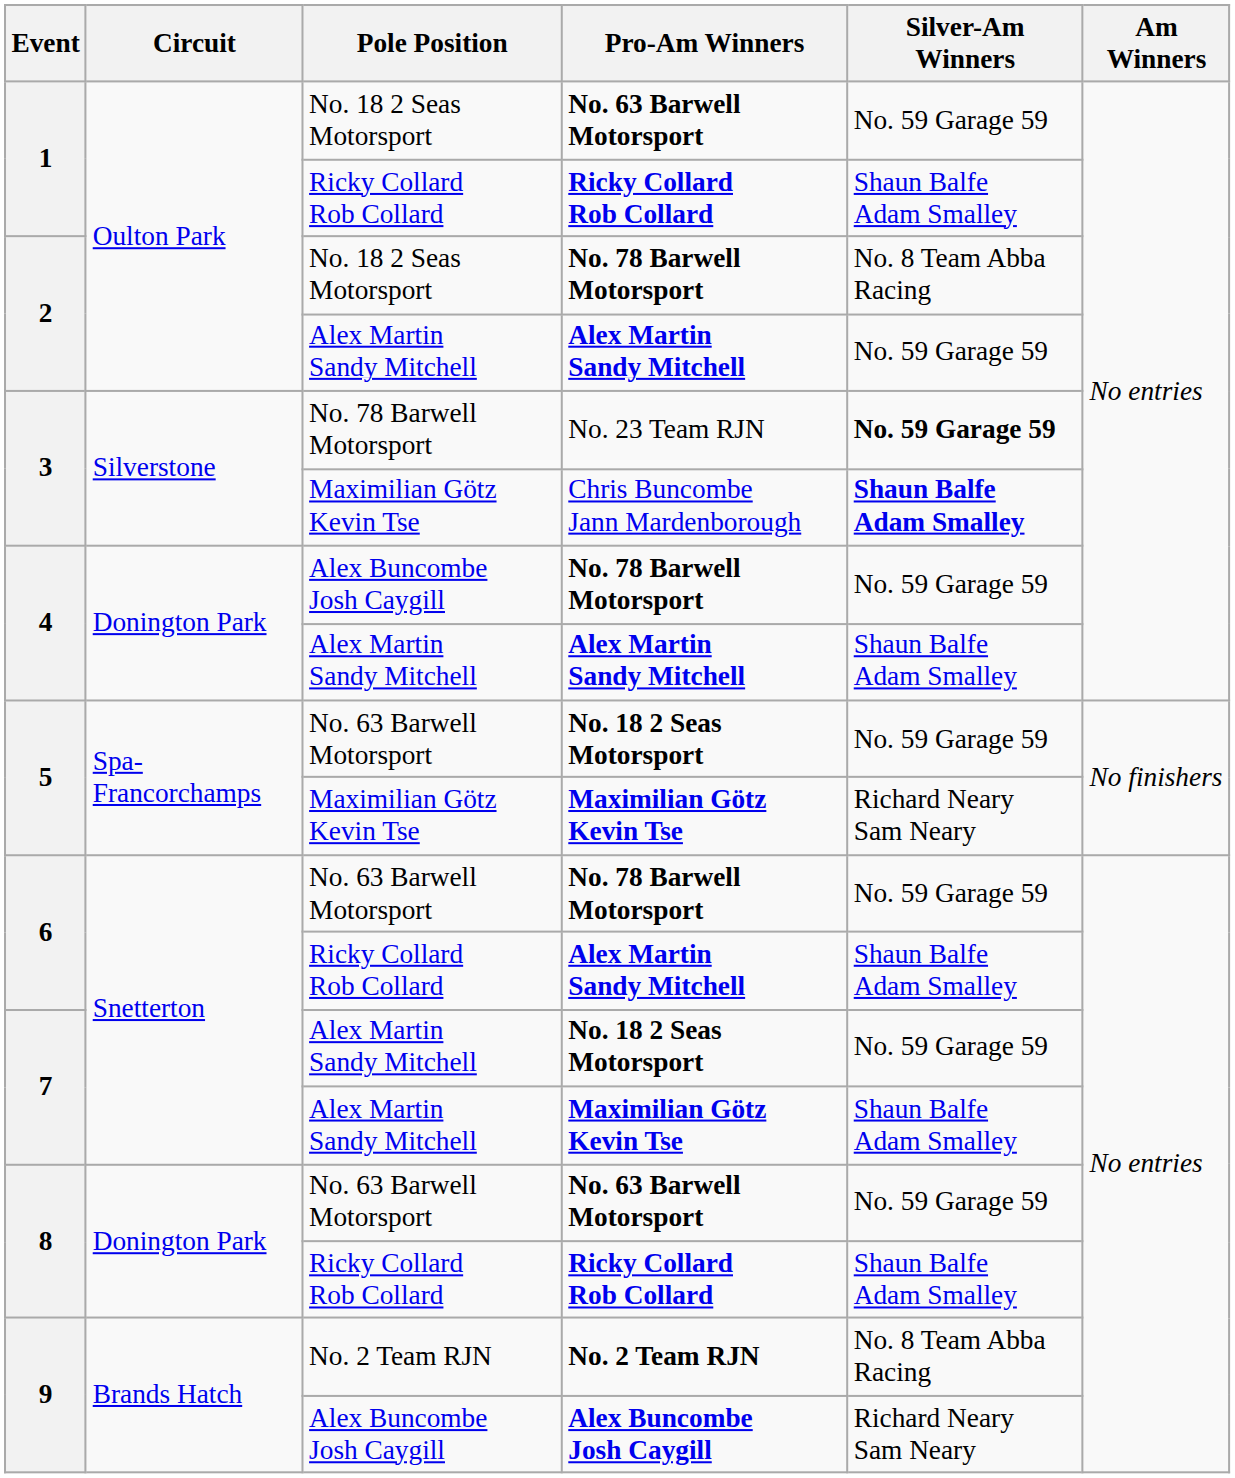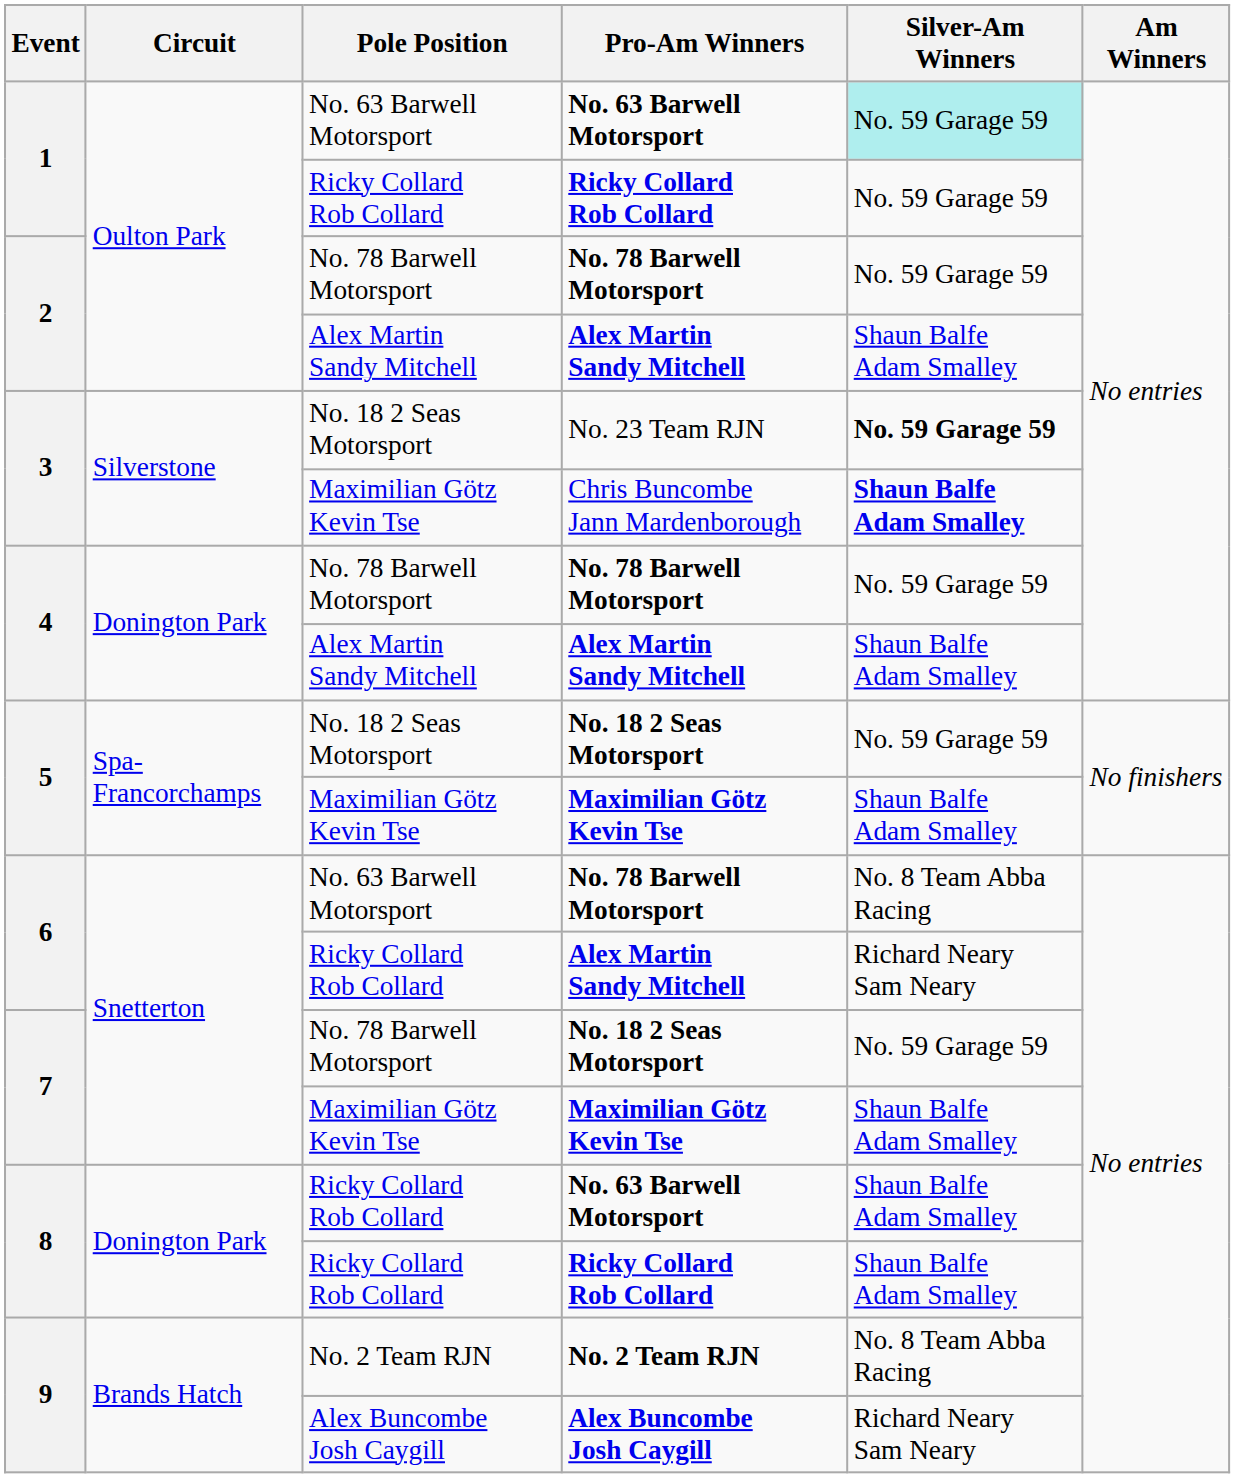(385, 119) No. 18 2 Seas Motorsport -> (393, 119) No. 63 Barwell Motorsport
(951, 119) no background -> (951, 119) paleturquoise background
(935, 197) Shaun Balfe Adam Smalley -> (951, 197) No. 59 Garage 59
(385, 274) No. 18 2 Seas Motorsport -> (393, 274) No. 78 Barwell Motorsport
(950, 274) No. 8 Team Abba Racing -> (951, 274) No. 59 Garage 59
(951, 351) No. 59 Garage 59 -> (935, 351) Shaun Balfe Adam Smalley
(393, 429) No. 78 Barwell Motorsport -> (385, 429) No. 18 2 Seas Motorsport
(398, 583) Alex Buncombe Josh Caygill -> (393, 583) No. 78 Barwell Motorsport
(393, 738) No. 63 Barwell Motorsport -> (385, 738) No. 18 2 Seas Motorsport
(934, 815) Richard Neary Sam Neary -> (935, 815) Shaun Balfe Adam Smalley
(951, 892) No. 59 Garage 59 -> (950, 892) No. 8 Team Abba Racing
(935, 969) Shaun Balfe Adam Smalley -> (934, 969) Richard Neary Sam Neary
(393, 1047) Alex Martin Sandy Mitchell -> (393, 1047) No. 78 Barwell Motorsport
(393, 1124) Alex Martin Sandy Mitchell -> (403, 1124) Maximilian Götz Kevin Tse
(393, 1201) No. 63 Barwell Motorsport -> (386, 1201) Ricky Collard Rob Collard
(951, 1201) No. 59 Garage 59 -> (935, 1201) Shaun Balfe Adam Smalley
